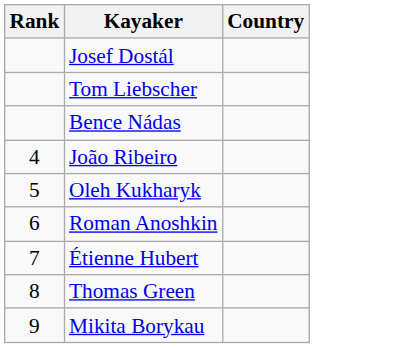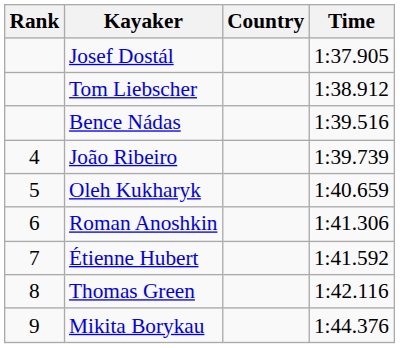+ column: (351, 21)
